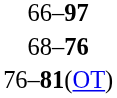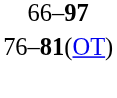- row: (58, 46)
